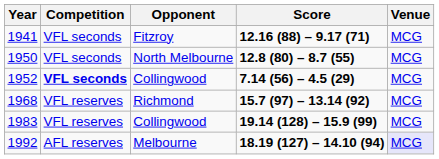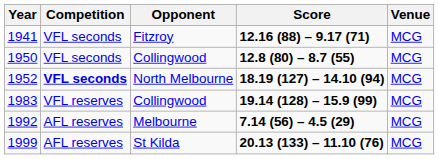(183, 57) North Melbourne -> (170, 57) Collingwood
(170, 79) Collingwood -> (183, 79) North Melbourne
(297, 79) 7.14 (56) – 4.5 (29) -> (312, 79) 18.19 (127) – 14.10 (94)
- row: (22, 100)
(312, 143) 18.19 (127) – 14.10 (94) -> (297, 121) 7.14 (56) – 4.5 (29)
(406, 143) lavender background -> (406, 121) no background
+ row: (22, 143)
